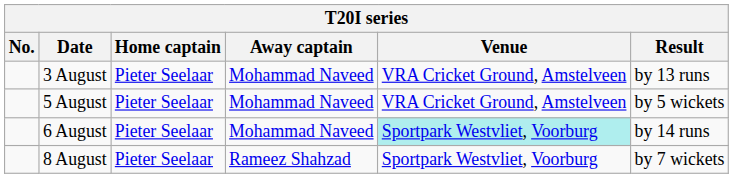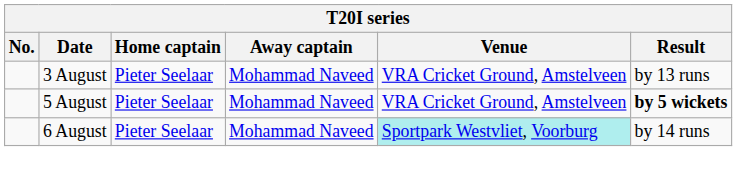(680, 103) normal -> (681, 103) bold
- row: (75, 159)
